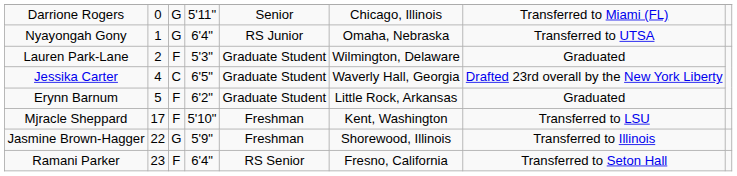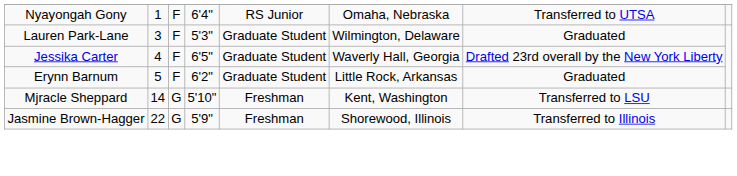- row: (76, 14)
(176, 35) G -> (176, 14) F
(158, 56) 2 -> (158, 35) 3
(176, 77) C -> (176, 56) F
(158, 118) 17 -> (158, 98) 14
(176, 118) F -> (176, 98) G
- row: (76, 160)
